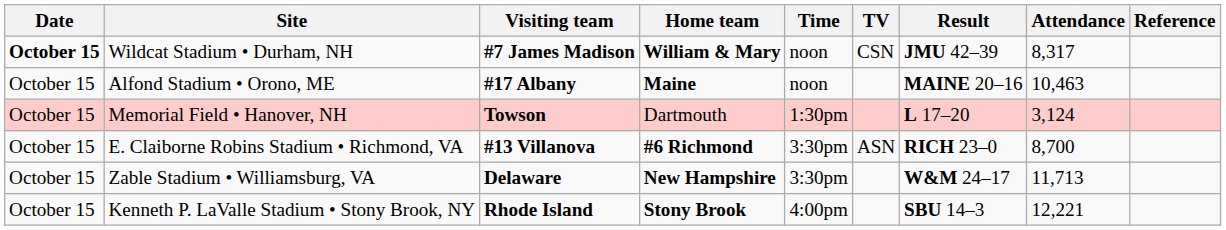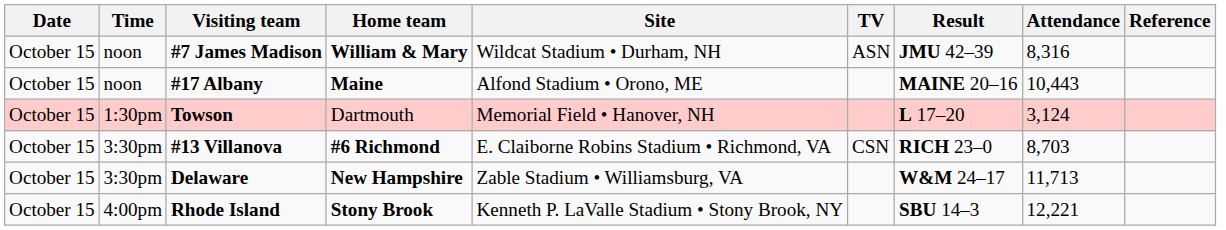columns swapped: (819, 20) <-> (292, 20)
(54, 52) bold -> (52, 52) normal
(876, 52) CSN -> (871, 52) ASN
(1053, 52) 8,317 -> (1048, 52) 8,316
(1058, 83) 10,463 -> (1053, 83) 10,443
(876, 146) ASN -> (871, 146) CSN
(1053, 146) 8,700 -> (1048, 146) 8,703
